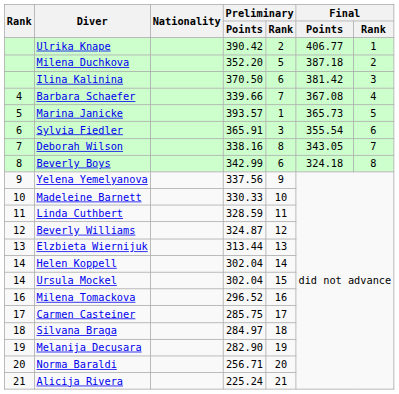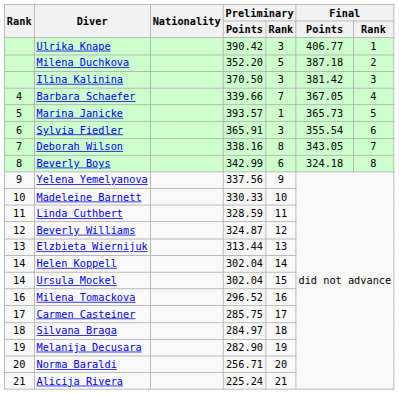(281, 46) 2 -> (281, 46) 3
(281, 80) 6 -> (281, 80) 3
(325, 96) 367.08 -> (325, 96) 367.05
